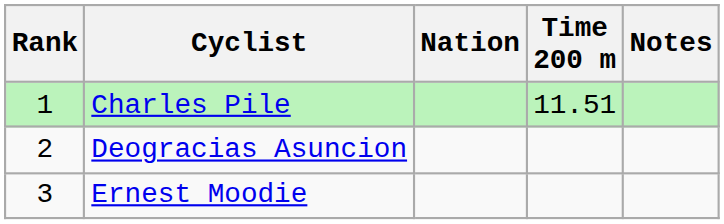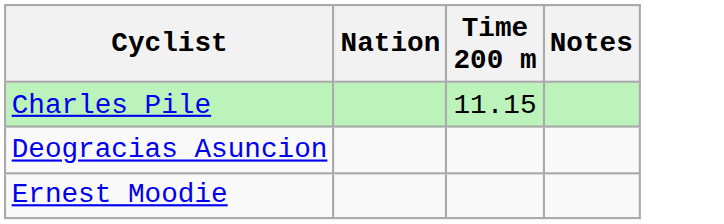- column: (45, 44)
(575, 105) 11.51 -> (495, 105) 11.15
